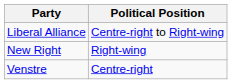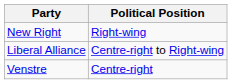rows swapped: (34, 50) <-> (46, 32)
